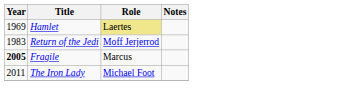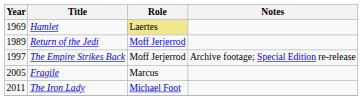(16, 42) 1983 -> (16, 42) 1989
+ row: (78, 57)
(16, 57) bold -> (16, 73) normal
